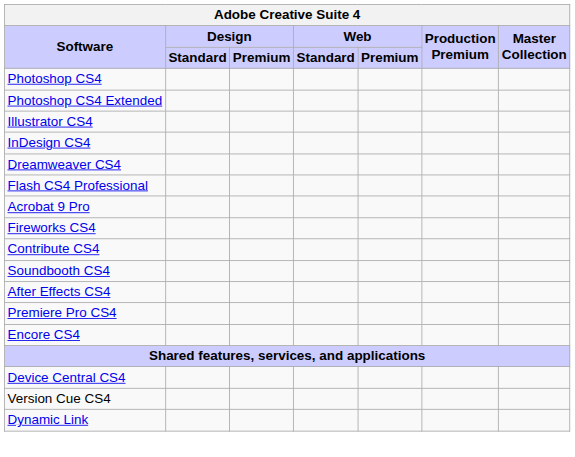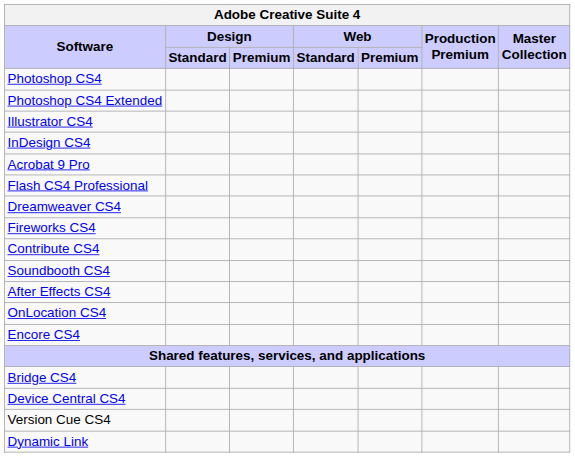rows swapped: (49, 206) <-> (64, 164)
- row: (62, 313)
+ row: (57, 313)
+ row: (42, 377)
